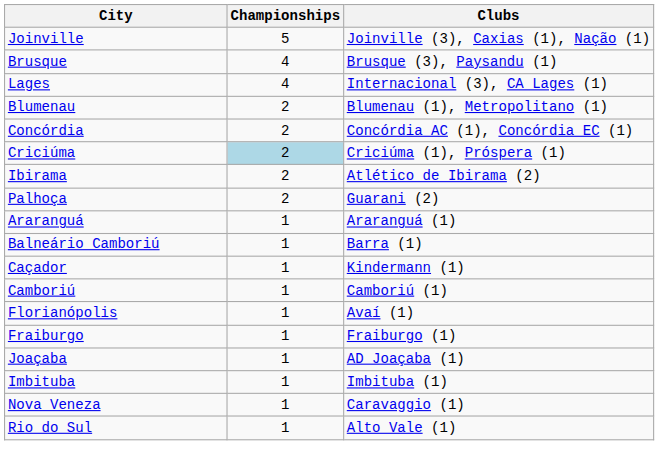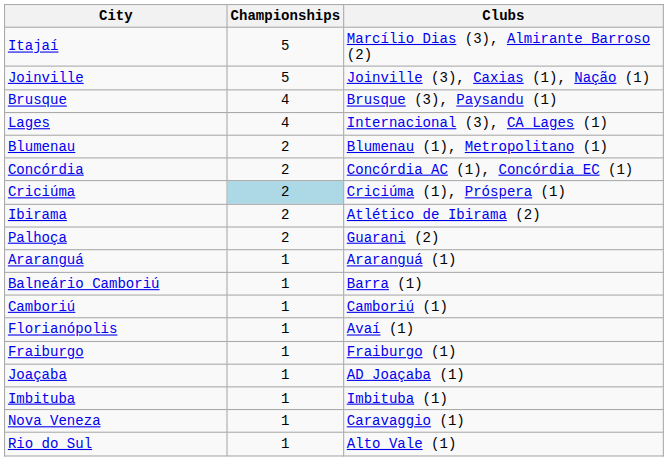+ row: (33, 47)
- row: (37, 268)
